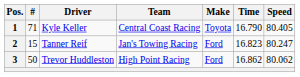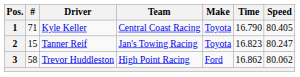(214, 44) Ford -> (218, 44) Toyota
(33, 59) 50 -> (33, 59) 58
